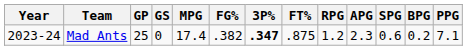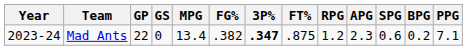(141, 35) 25 -> (141, 35) 22
(191, 35) 17.4 -> (191, 35) 13.4
